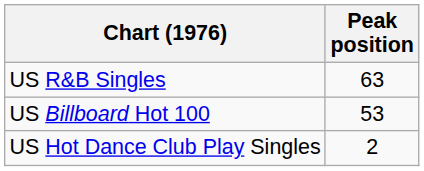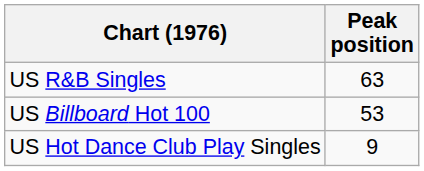(372, 147) 2 -> (372, 147) 9
